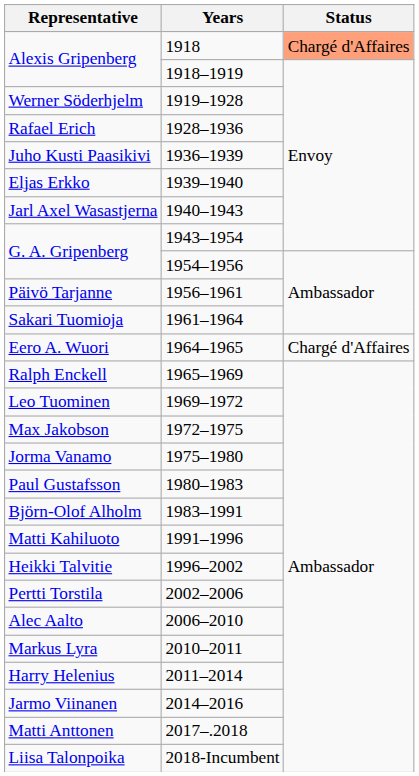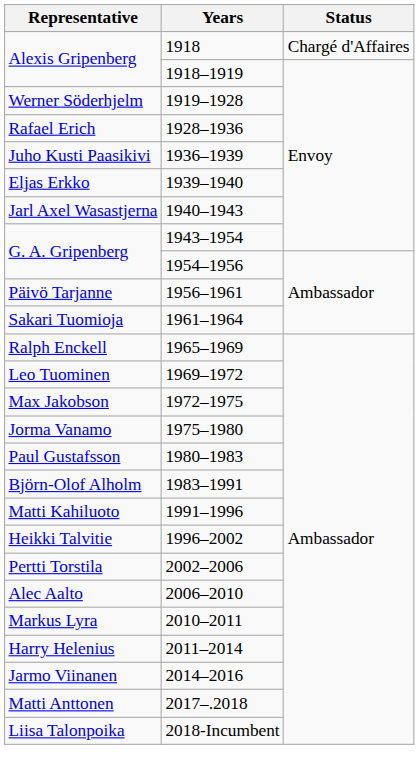(349, 45) lightsalmon background -> (349, 45) no background
- row: (59, 347)
